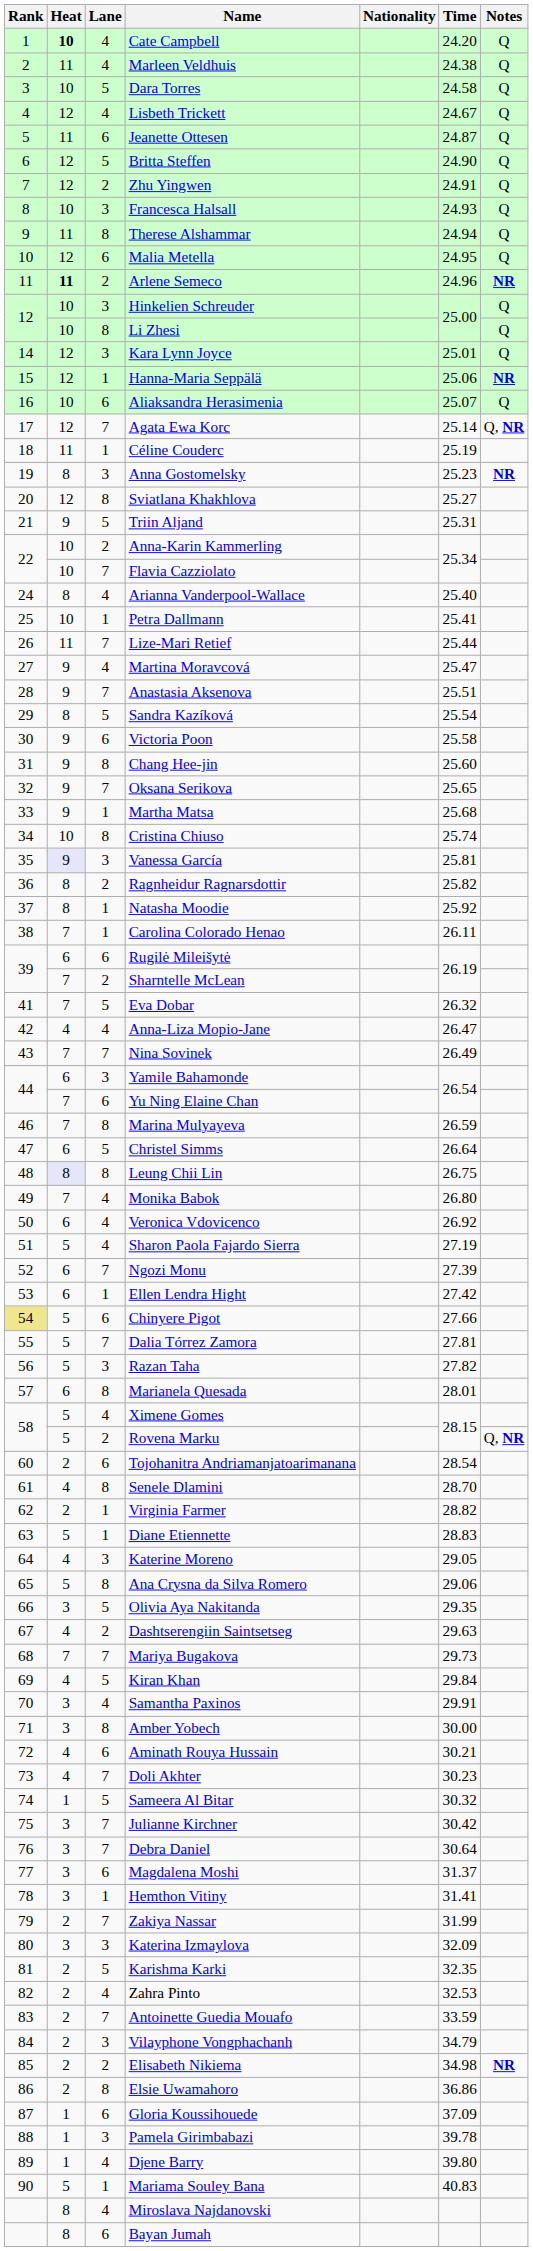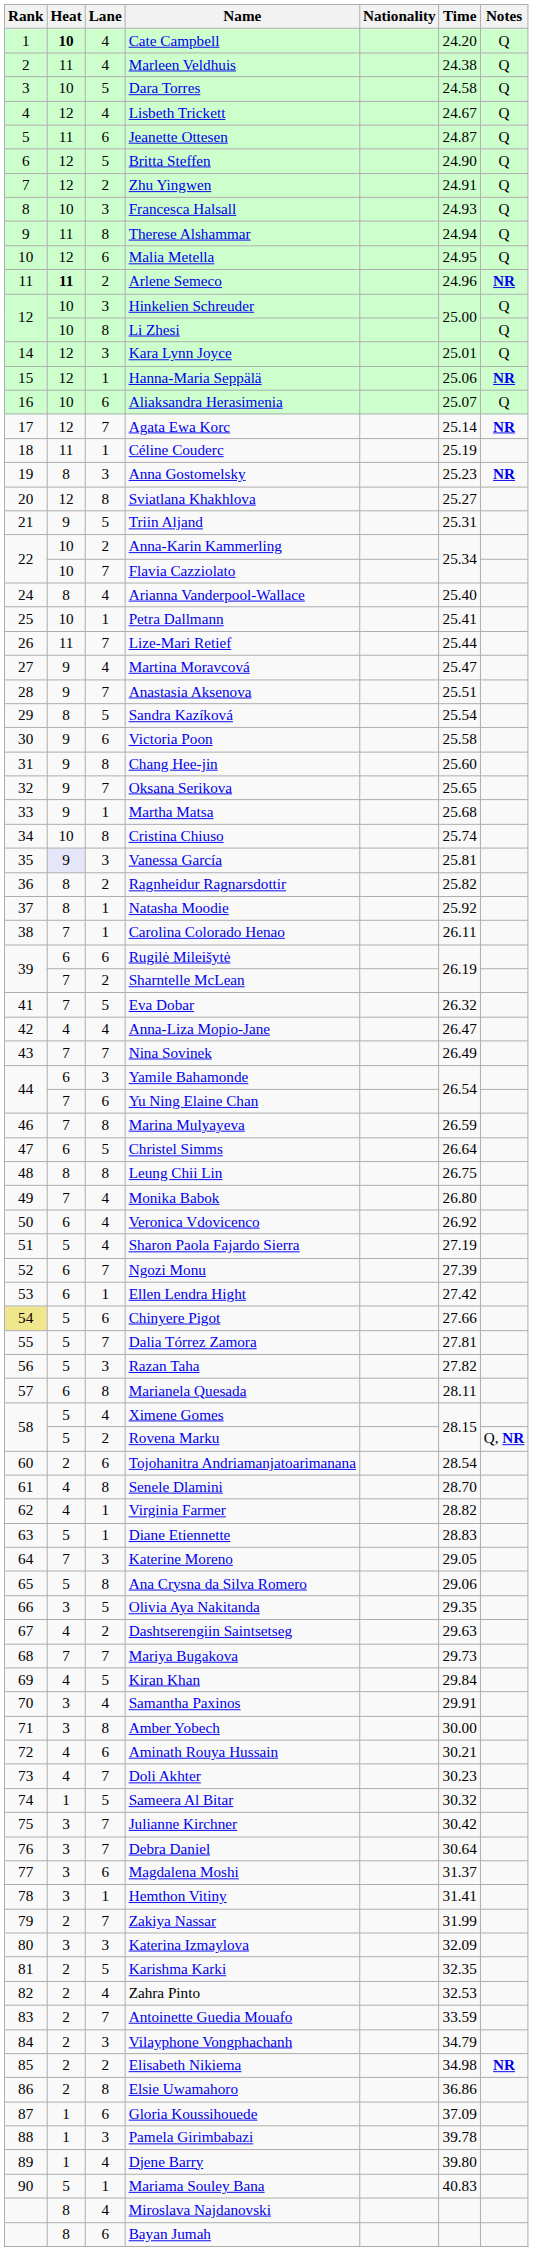(504, 426) Q, NR -> (504, 426) NR
(66, 1173) lavender background -> (66, 1173) no background
(460, 1390) 28.01 -> (460, 1390) 28.11
(66, 1511) 2 -> (66, 1511) 4
(66, 1559) 4 -> (66, 1559) 7
